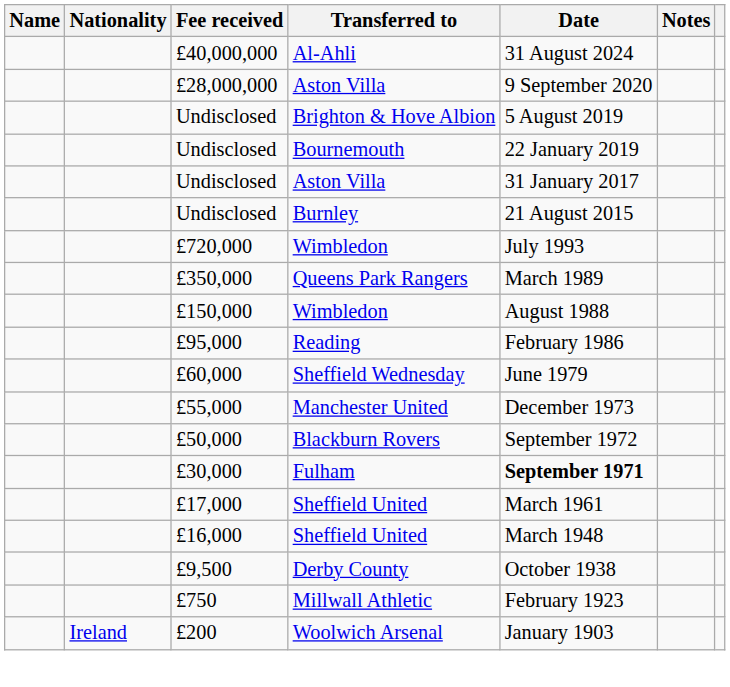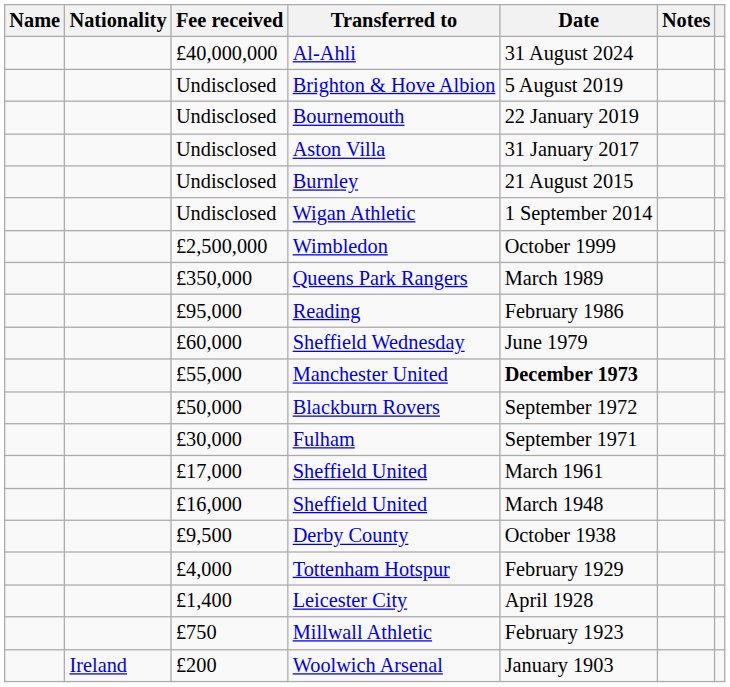- row: (227, 85)
+ row: (226, 213)
+ row: (222, 246)
- row: (214, 246)
- row: (214, 310)
(569, 407) normal -> (571, 375) bold
(574, 471) bold -> (571, 439) normal
+ row: (204, 568)
+ row: (204, 600)
